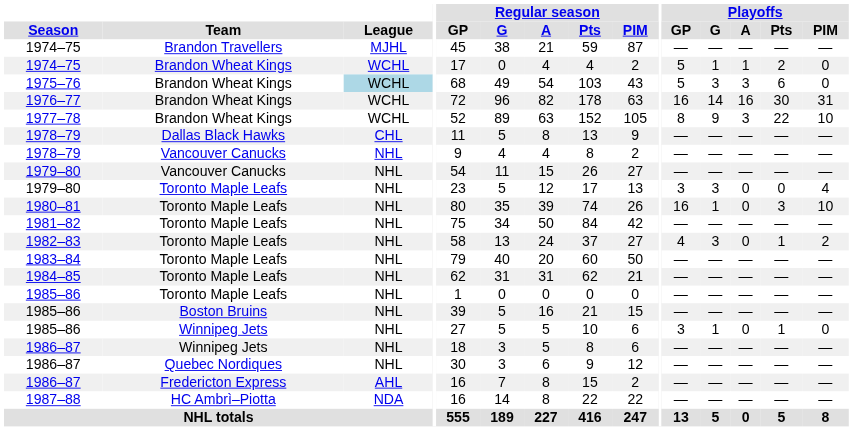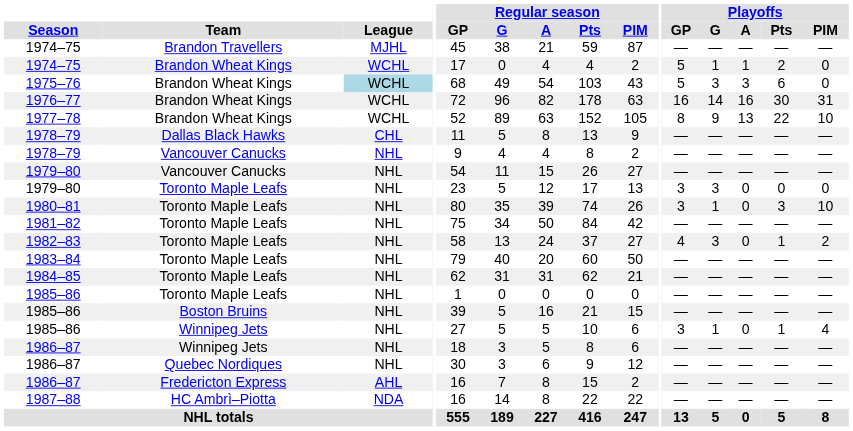(746, 118) 3 -> (746, 118) 13
(825, 188) 4 -> (825, 188) 0
(681, 206) 16 -> (681, 206) 3
(825, 329) 0 -> (825, 329) 4
